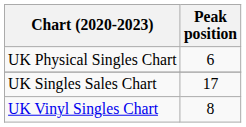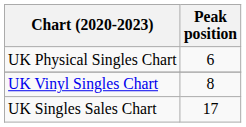rows swapped: (82, 84) <-> (83, 109)
